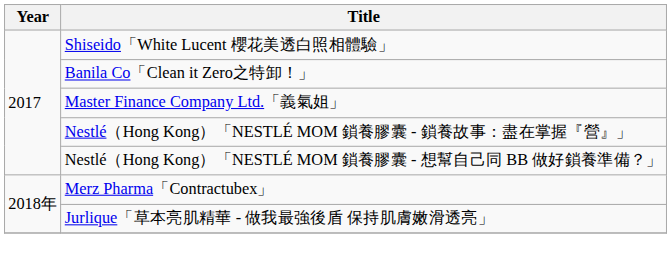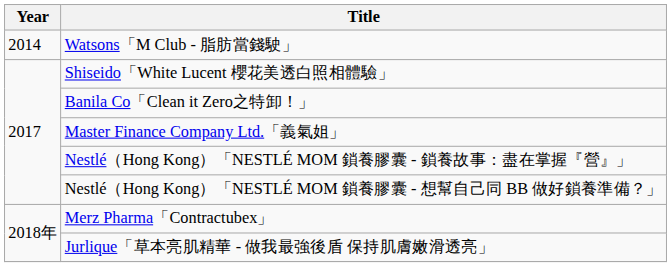+ row: (181, 44)
